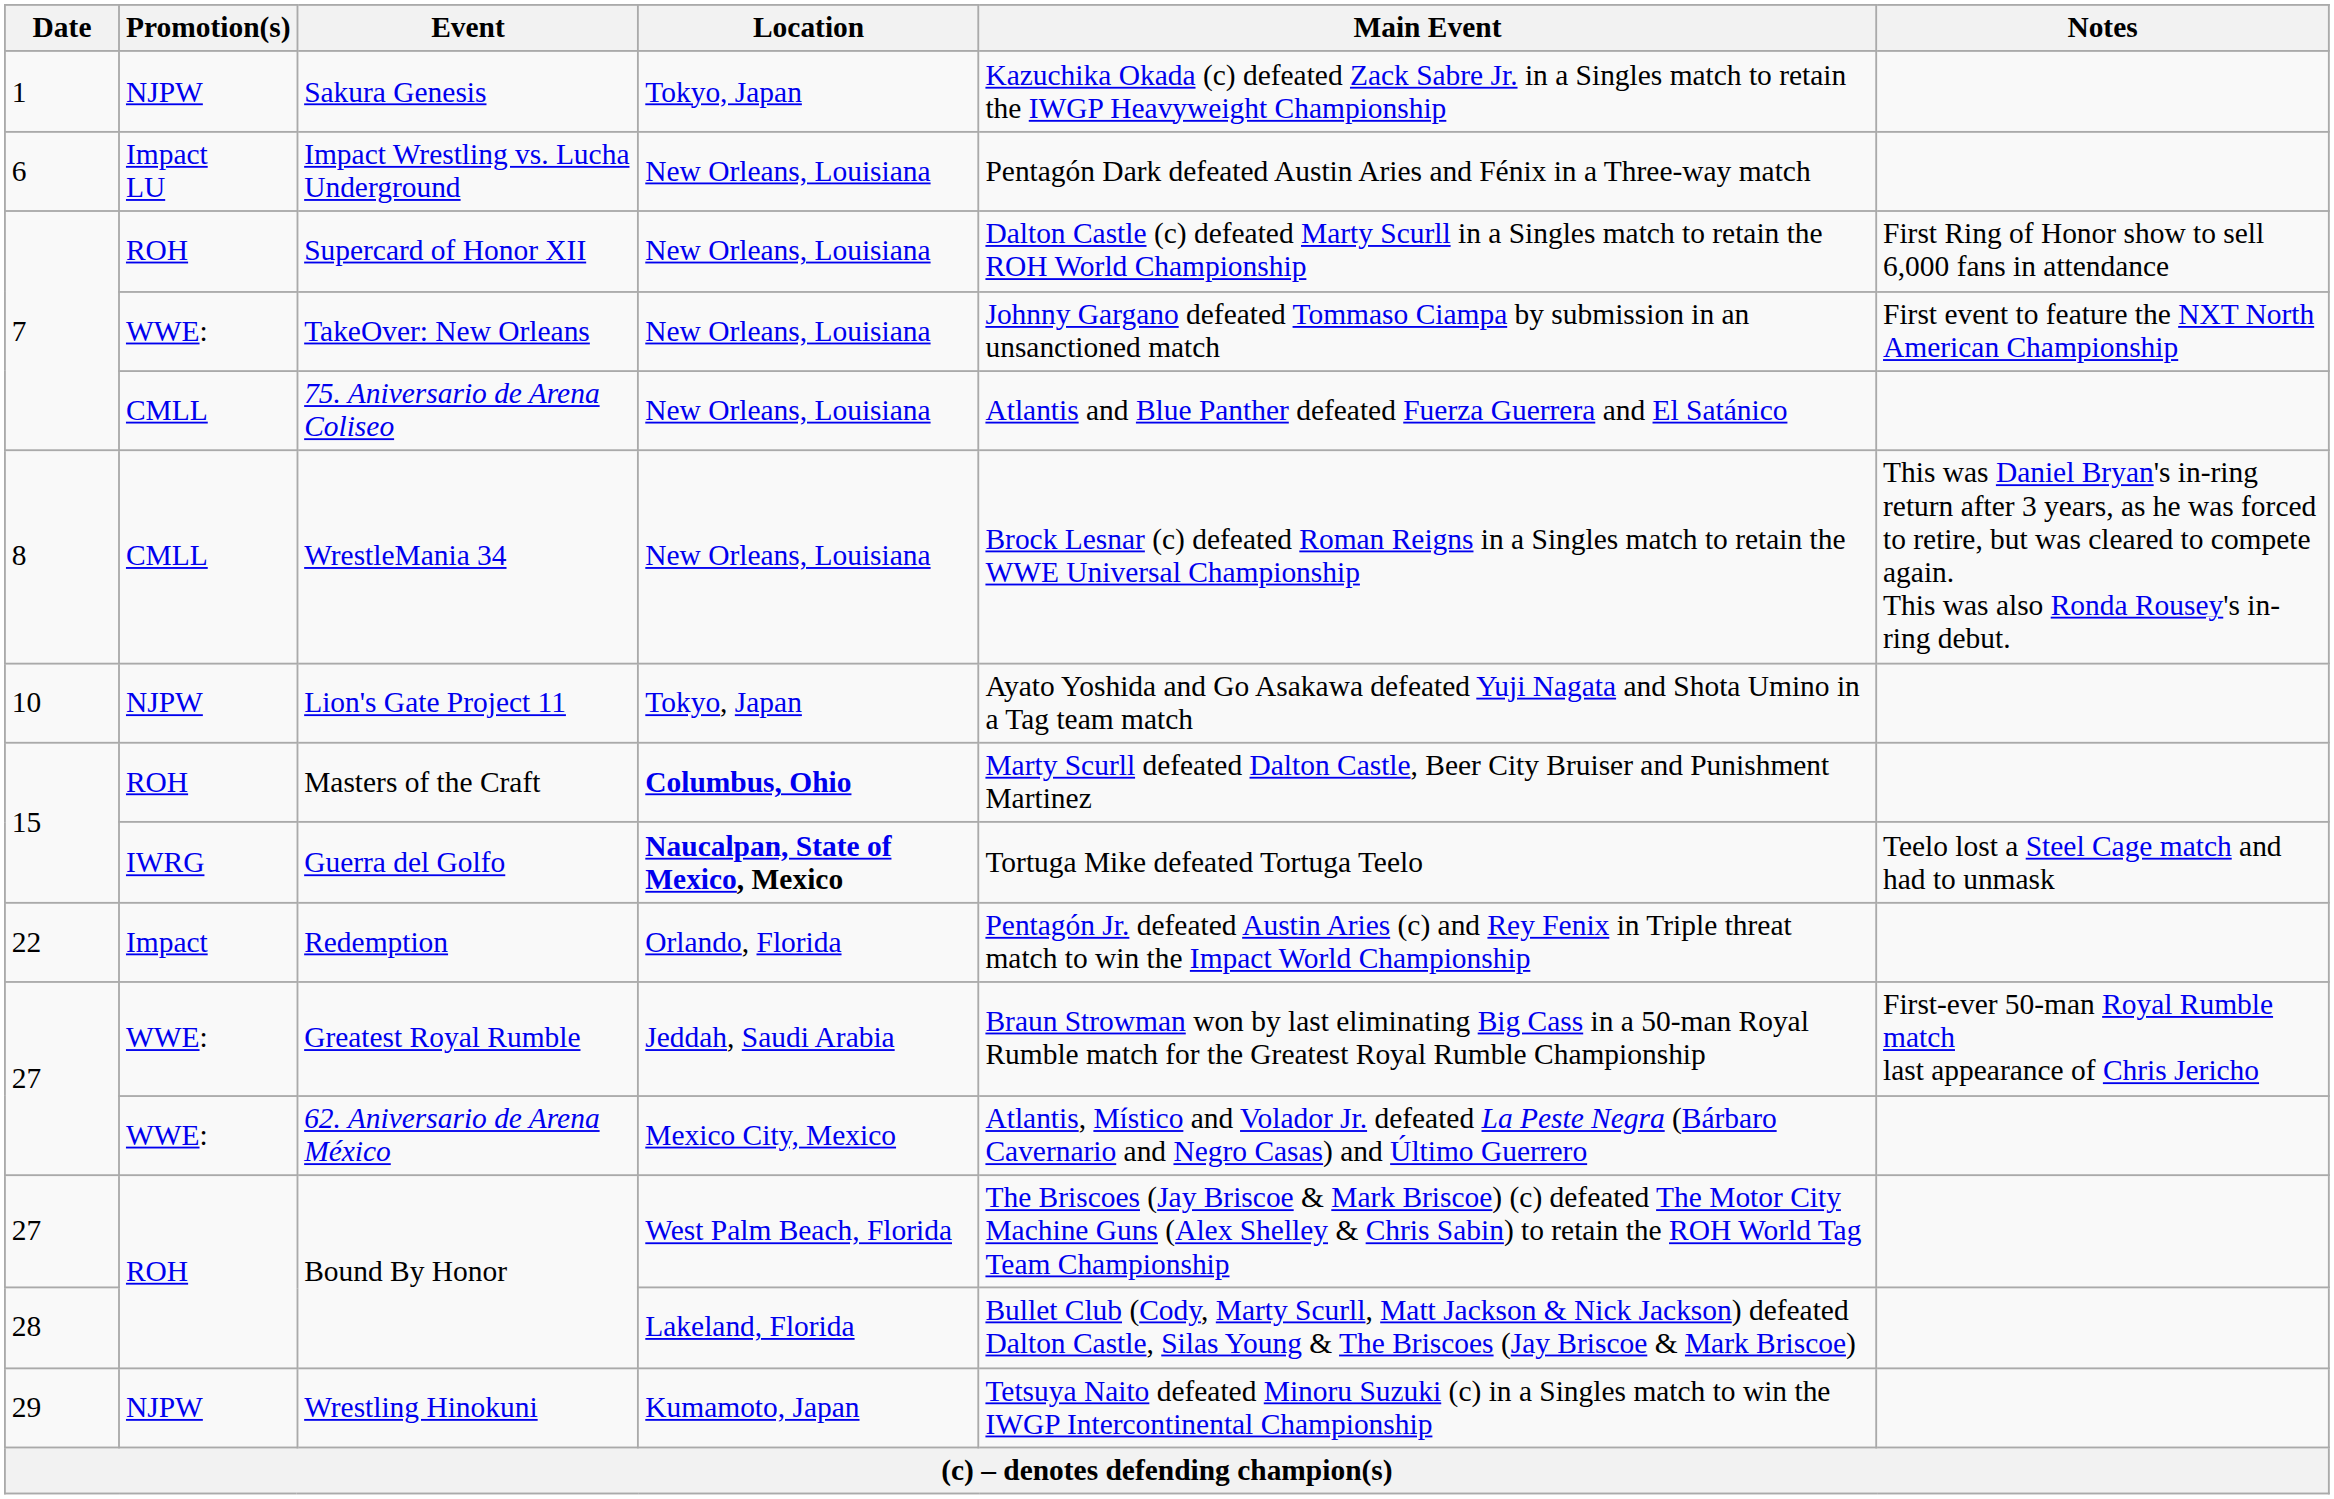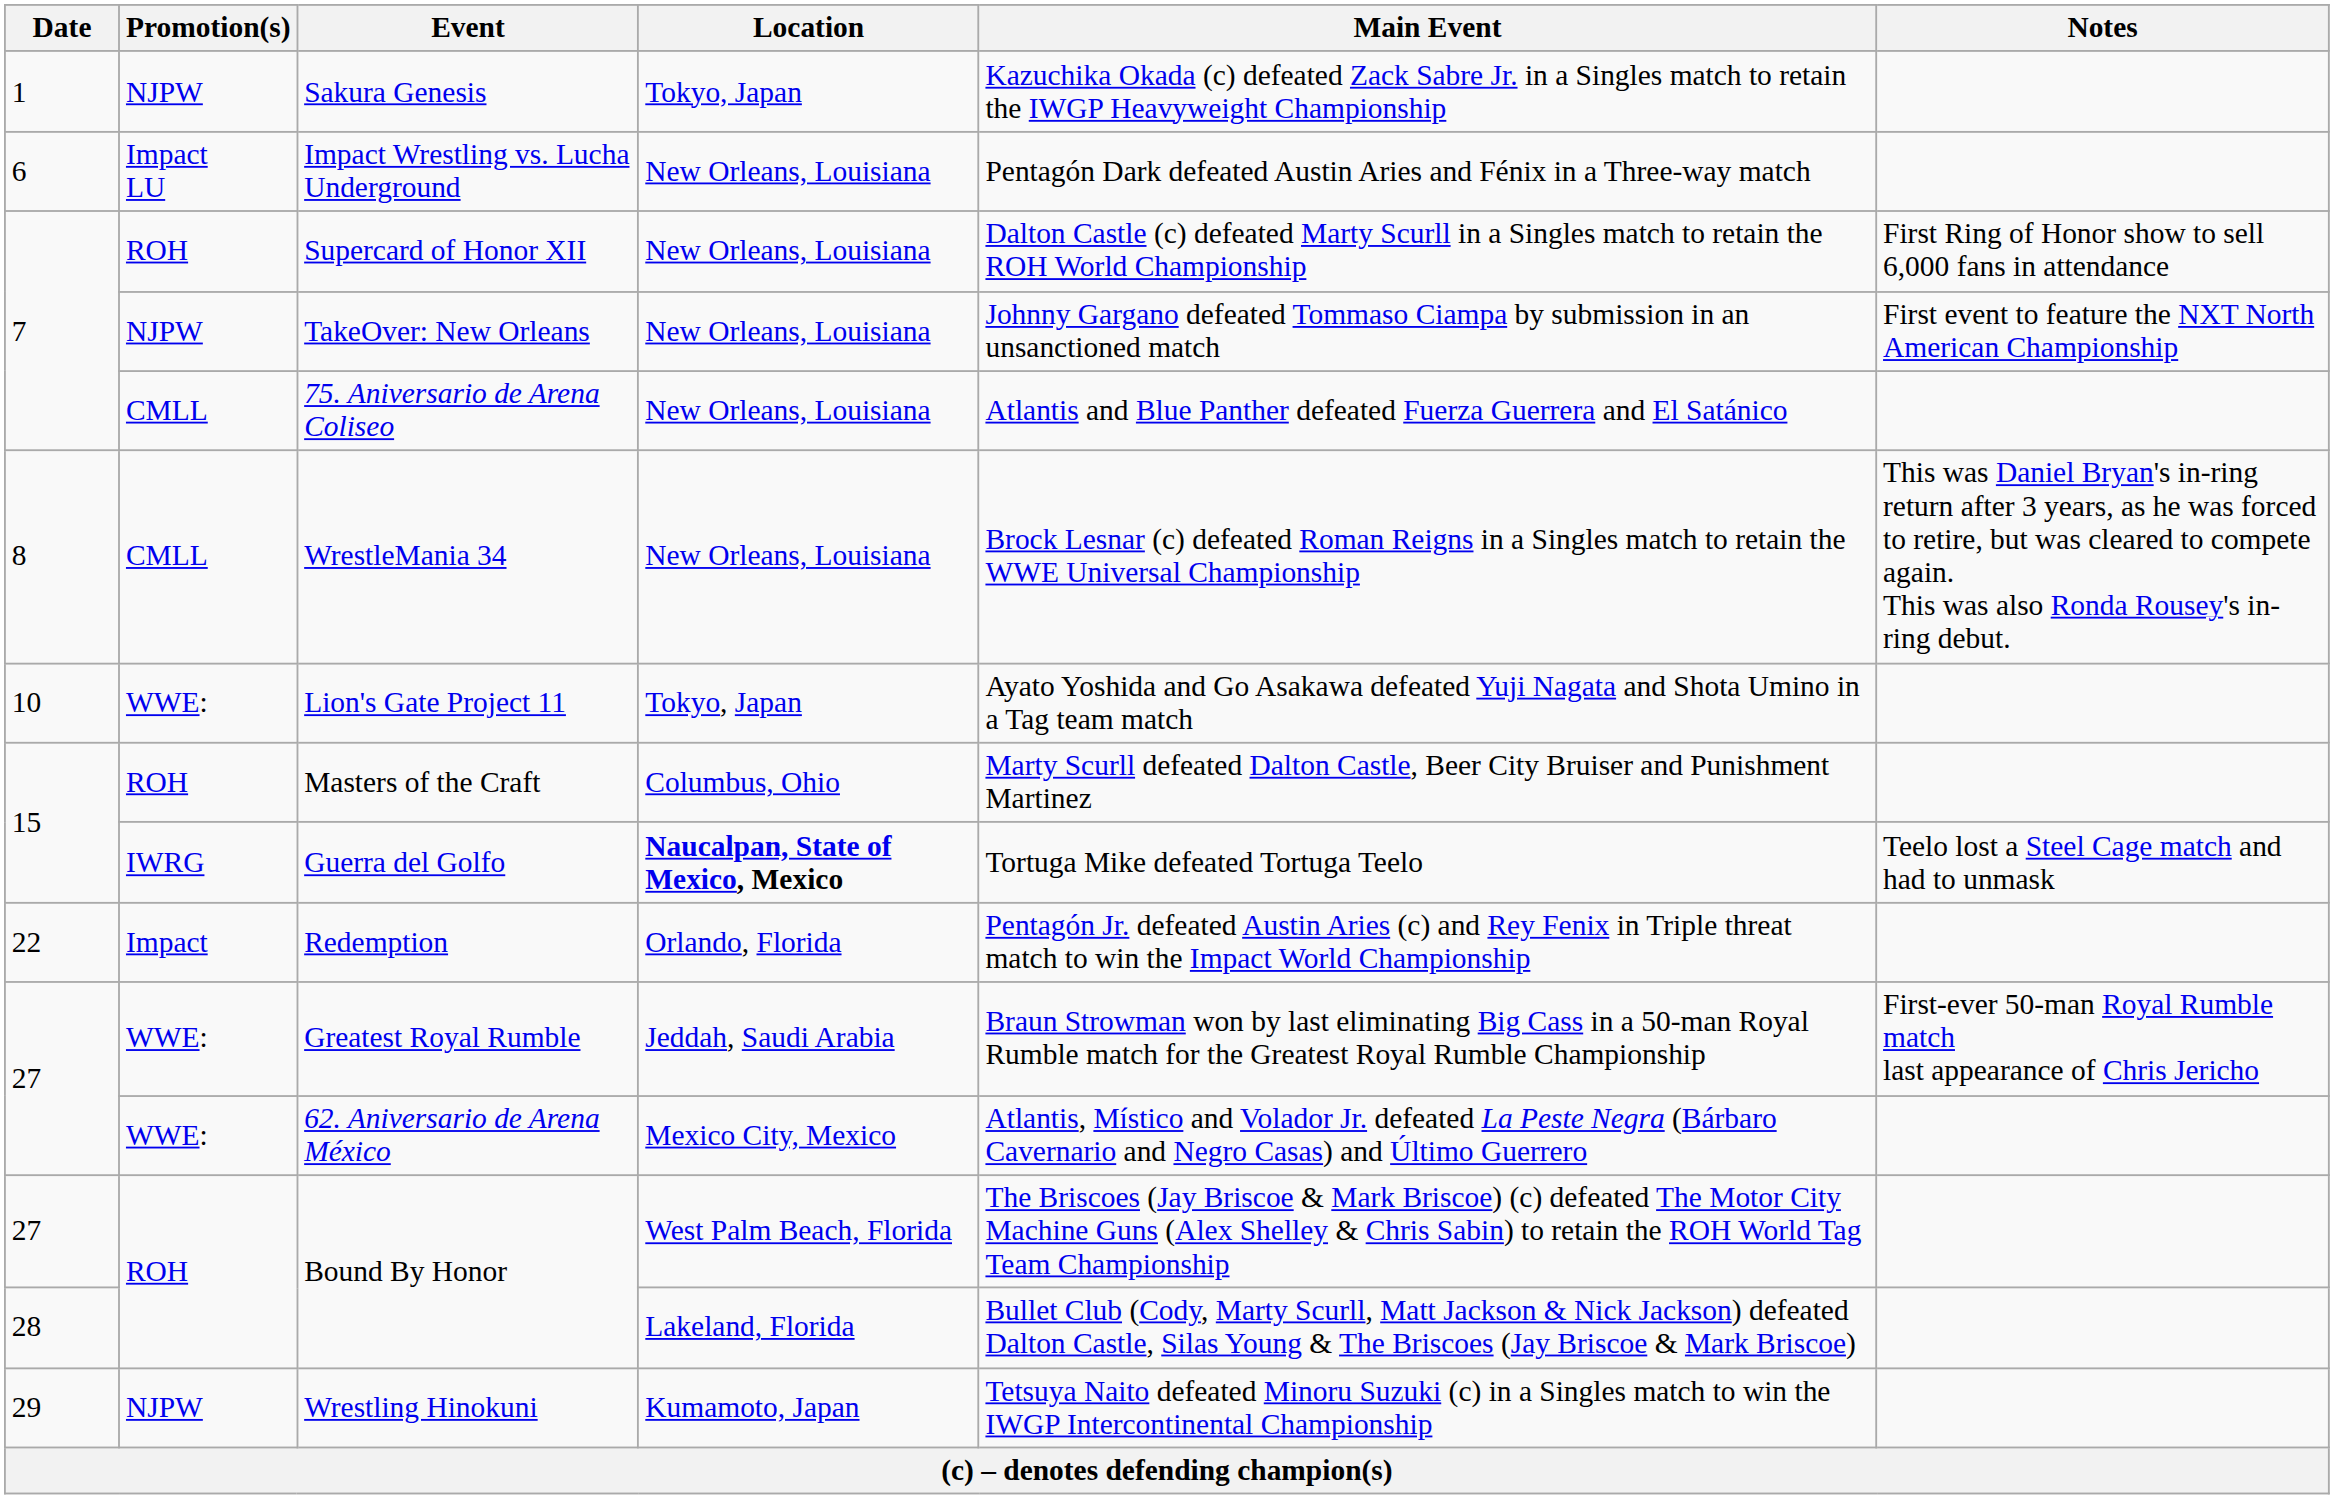(167, 330) WWE: -> (164, 330) NJPW
(164, 702) NJPW -> (167, 702) WWE:
(748, 782) bold -> (743, 782) normal
